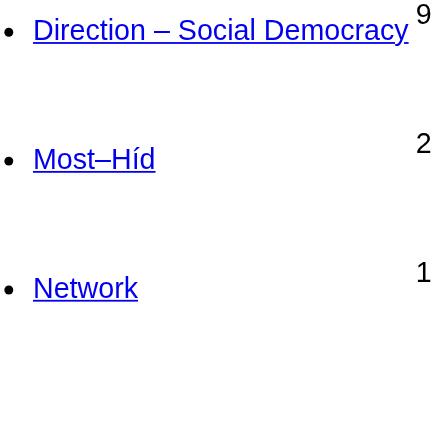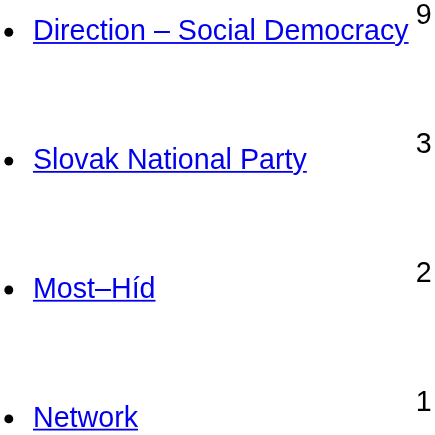+ row: (185, 160)
